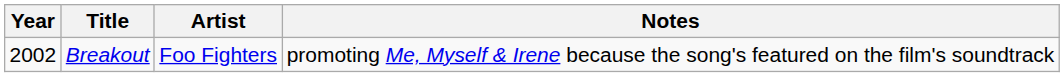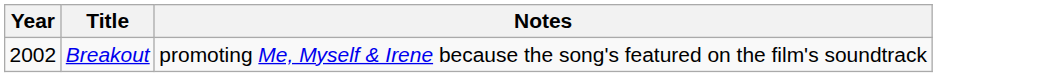- column: (218, 21)
